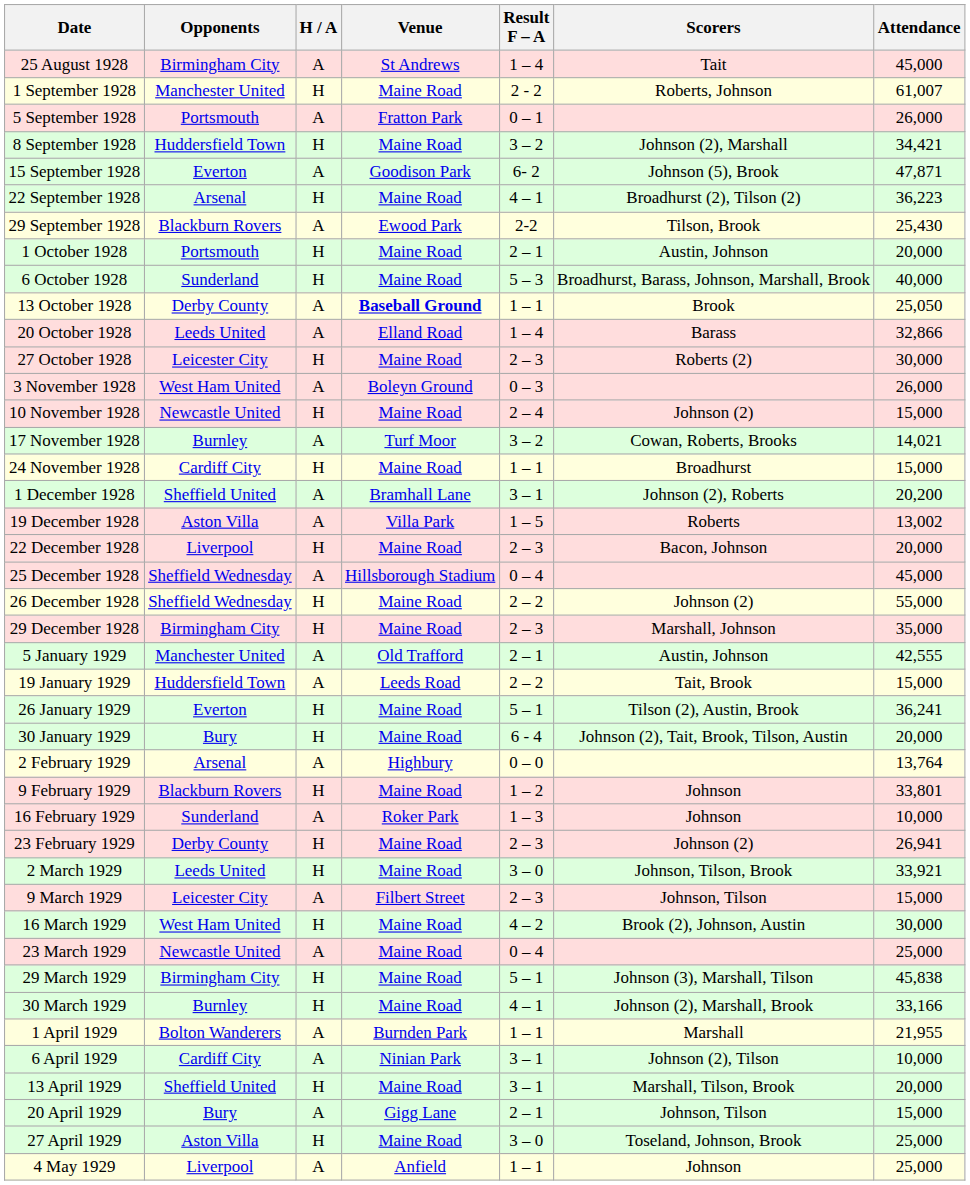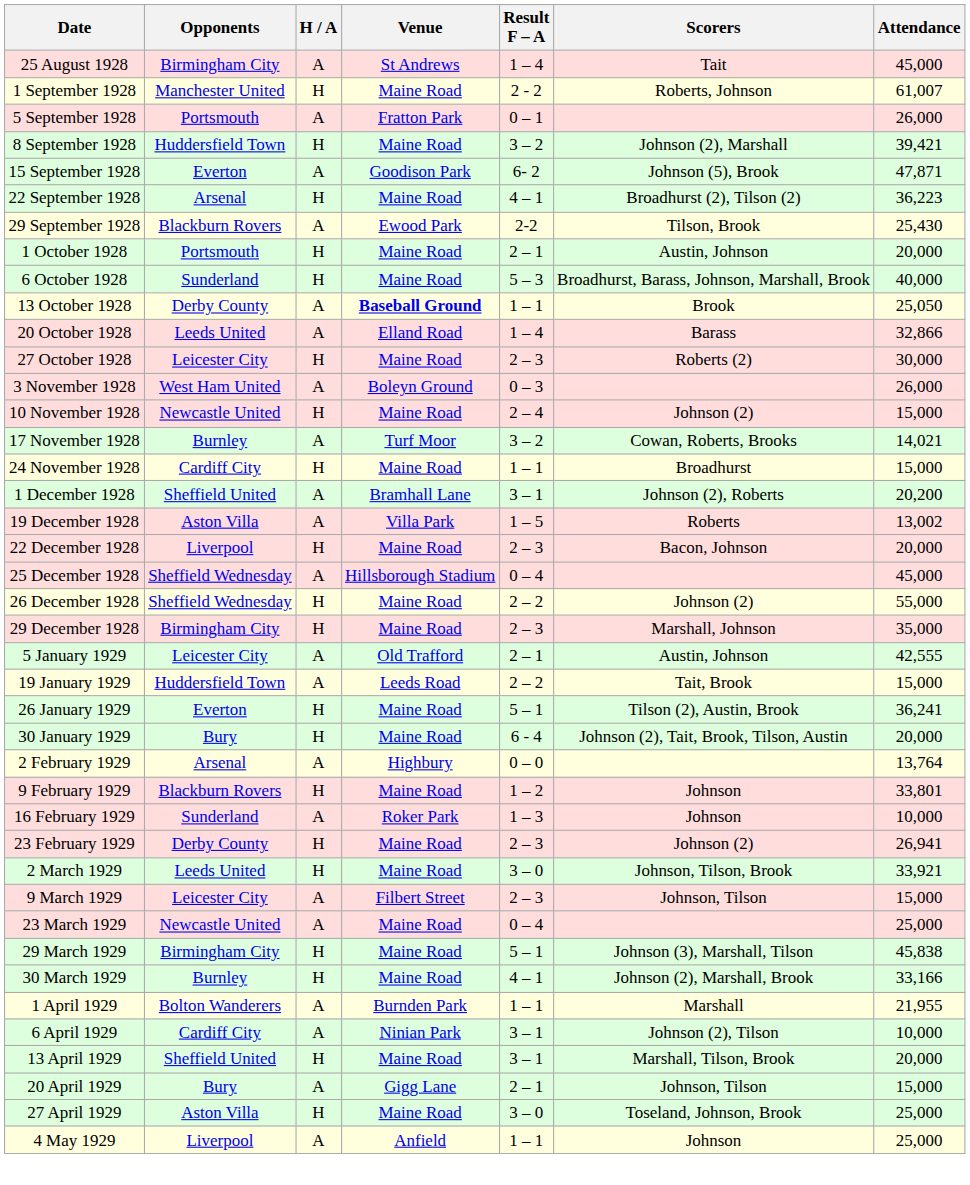(919, 144) 34,421 -> (919, 144) 39,421
(220, 655) Manchester United -> (220, 655) Leicester City
- row: (74, 924)
